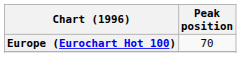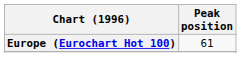(207, 43) 70 -> (207, 43) 61
